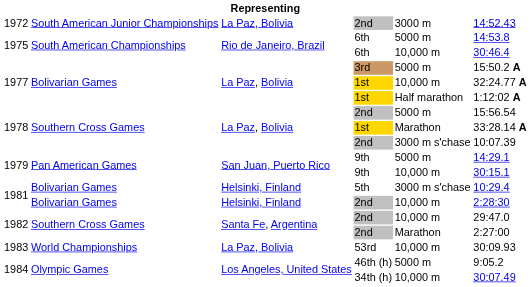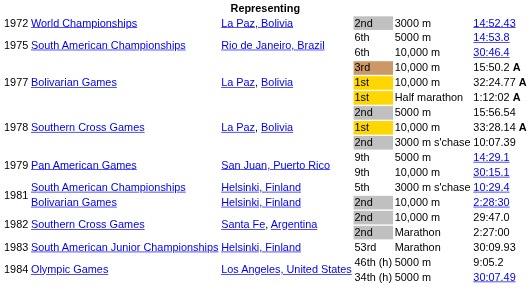(125, 23) South American Junior Championships -> (84, 23) World Championships
(413, 68) 5000 m -> (417, 68) 10,000 m
(418, 128) Marathon -> (417, 128) 10,000 m
(74, 187) Bolivarian Games -> (108, 187) South American Championships
(84, 247) World Championships -> (125, 247) South American Junior Championships
(257, 247) La Paz, Bolivia -> (261, 247) Helsinki, Finland
(417, 247) 10,000 m -> (418, 247) Marathon
(417, 277) 10,000 m -> (413, 277) 5000 m
